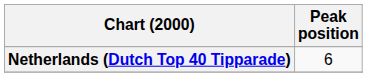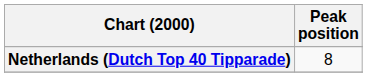(328, 59) 6 -> (328, 59) 8
